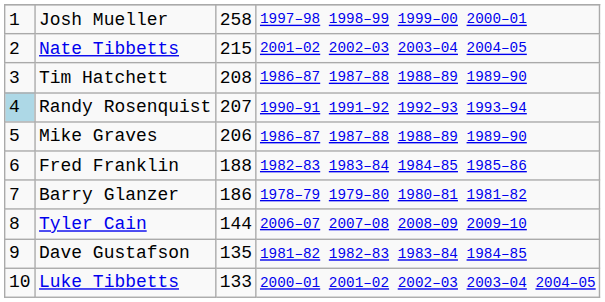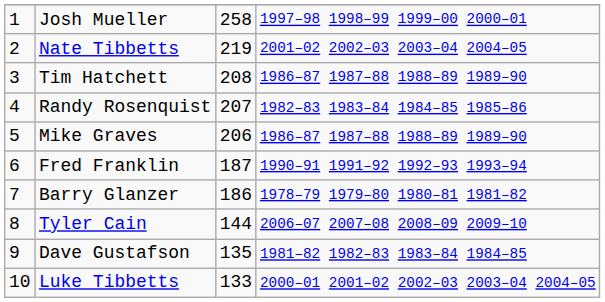(236, 49) 215 -> (236, 49) 219
(14, 107) lightblue background -> (14, 107) no background
(393, 107) 1990–91 1991–92 1992–93 1993–94 -> (393, 107) 1982–83 1983–84 1984–85 1985–86
(236, 166) 188 -> (236, 166) 187
(393, 166) 1982–83 1983–84 1984–85 1985–86 -> (393, 166) 1990–91 1991–92 1992–93 1993–94
